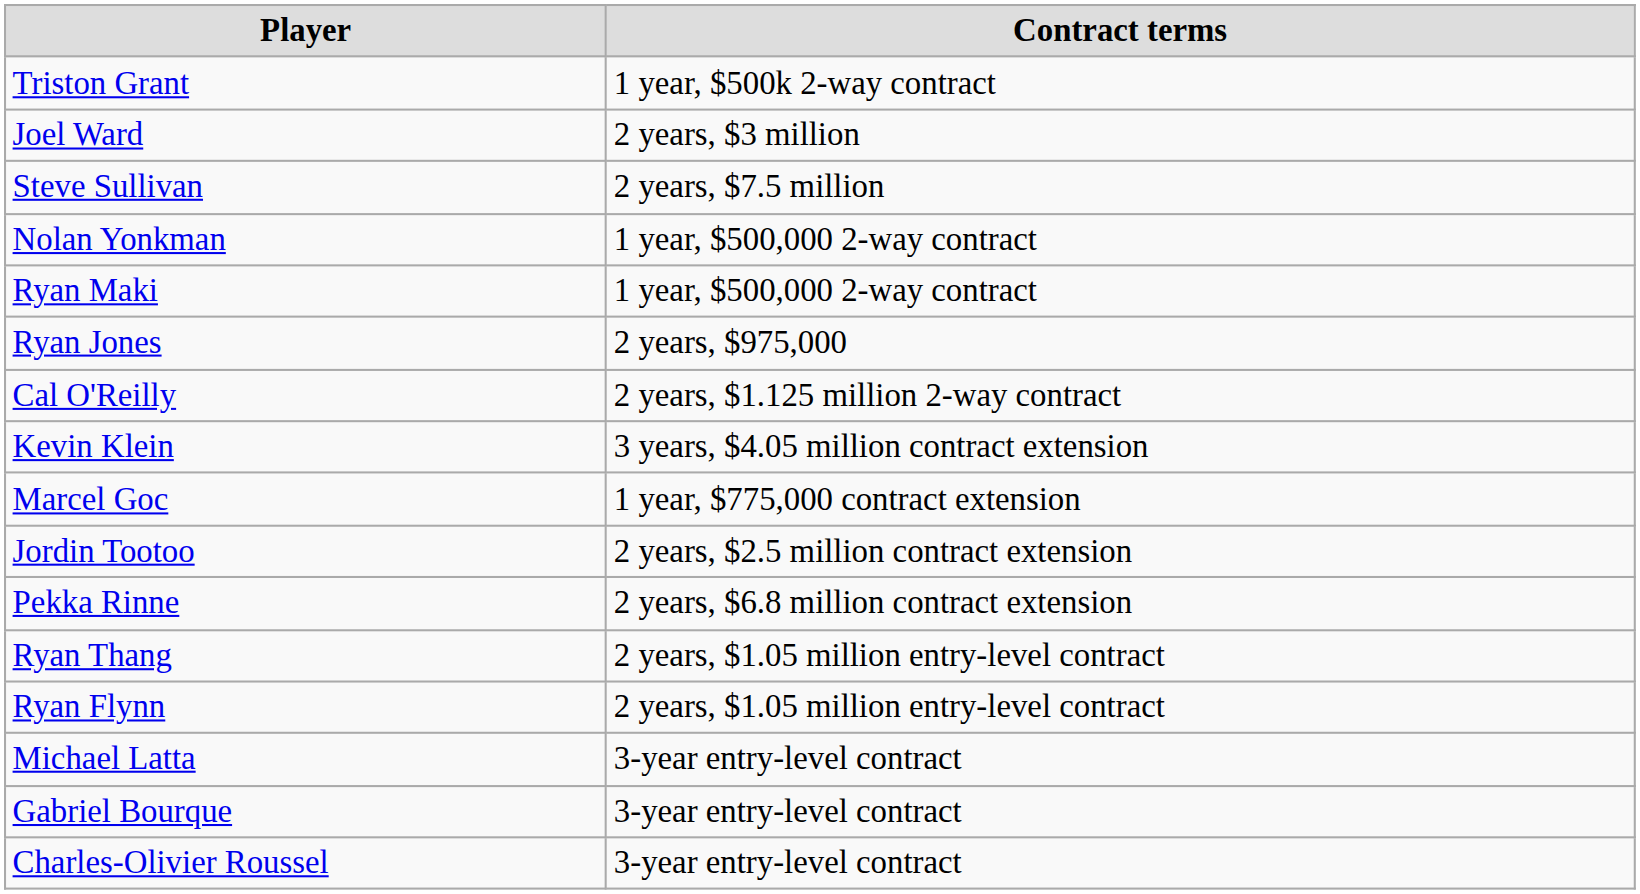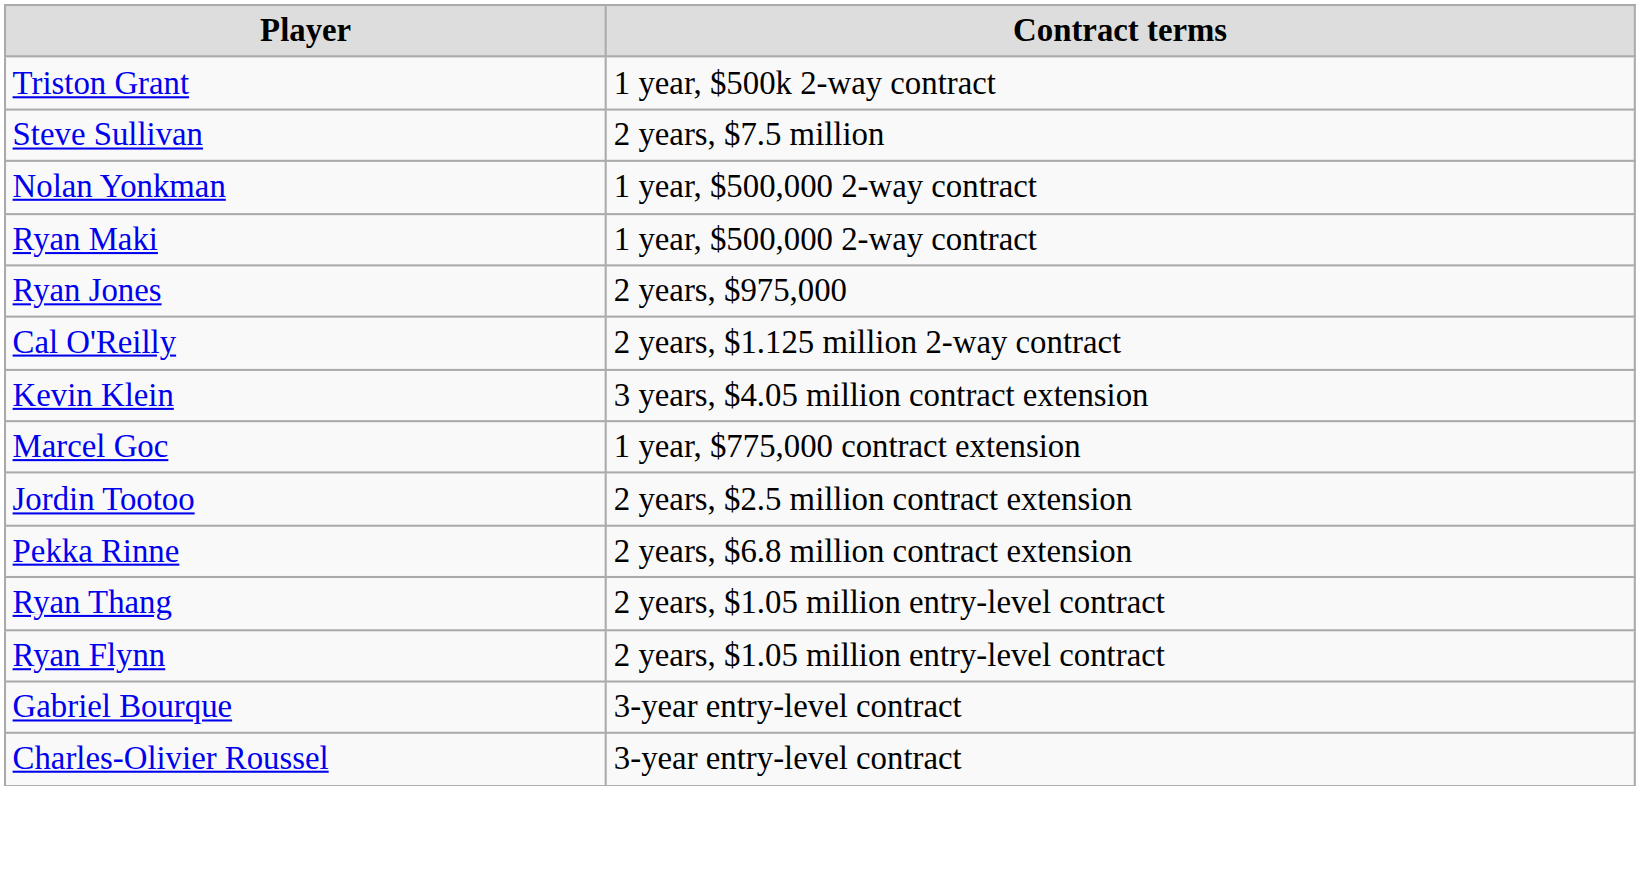- row: (78, 134)
- row: (104, 758)
